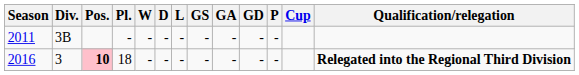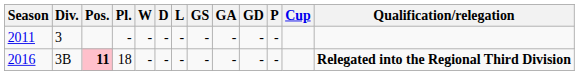(63, 37) 3B -> (59, 37) 3
(59, 59) 3 -> (63, 59) 3B
(102, 59) 10 -> (103, 59) 11
